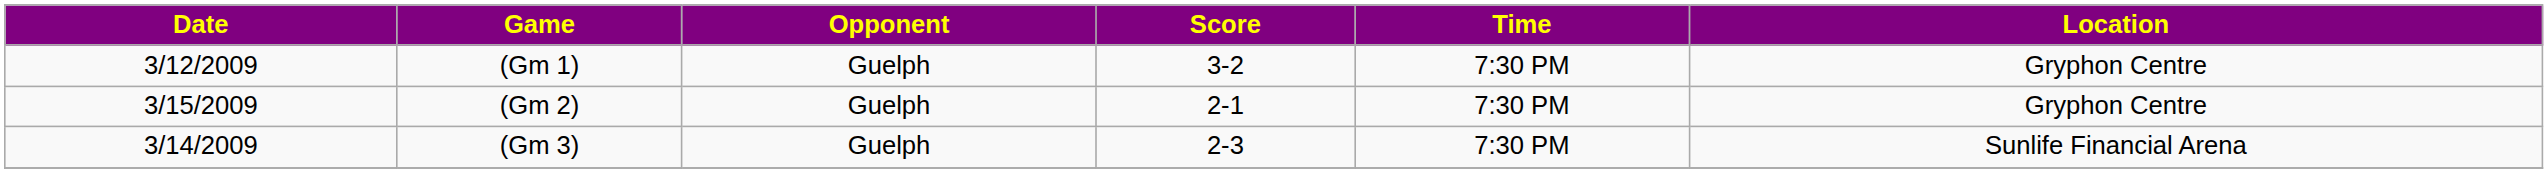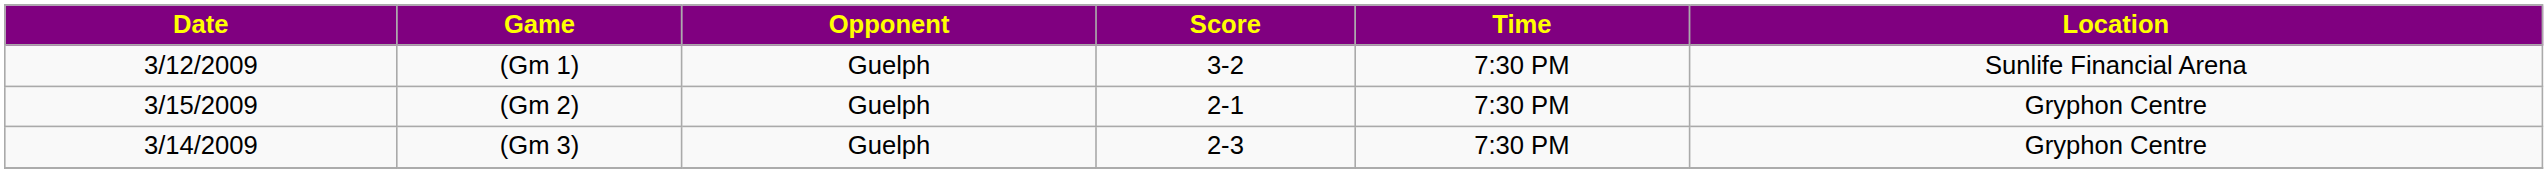(2116, 65) Gryphon Centre -> (2116, 65) Sunlife Financial Arena
(2116, 146) Sunlife Financial Arena -> (2116, 146) Gryphon Centre
